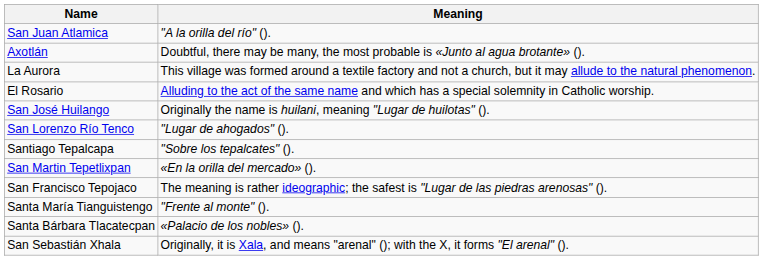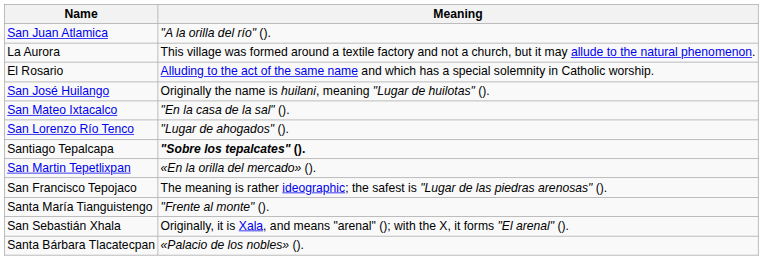- row: (27, 52)
+ row: (62, 110)
(227, 149) normal -> (233, 149) bold
rows swapped: (81, 226) <-> (64, 245)
